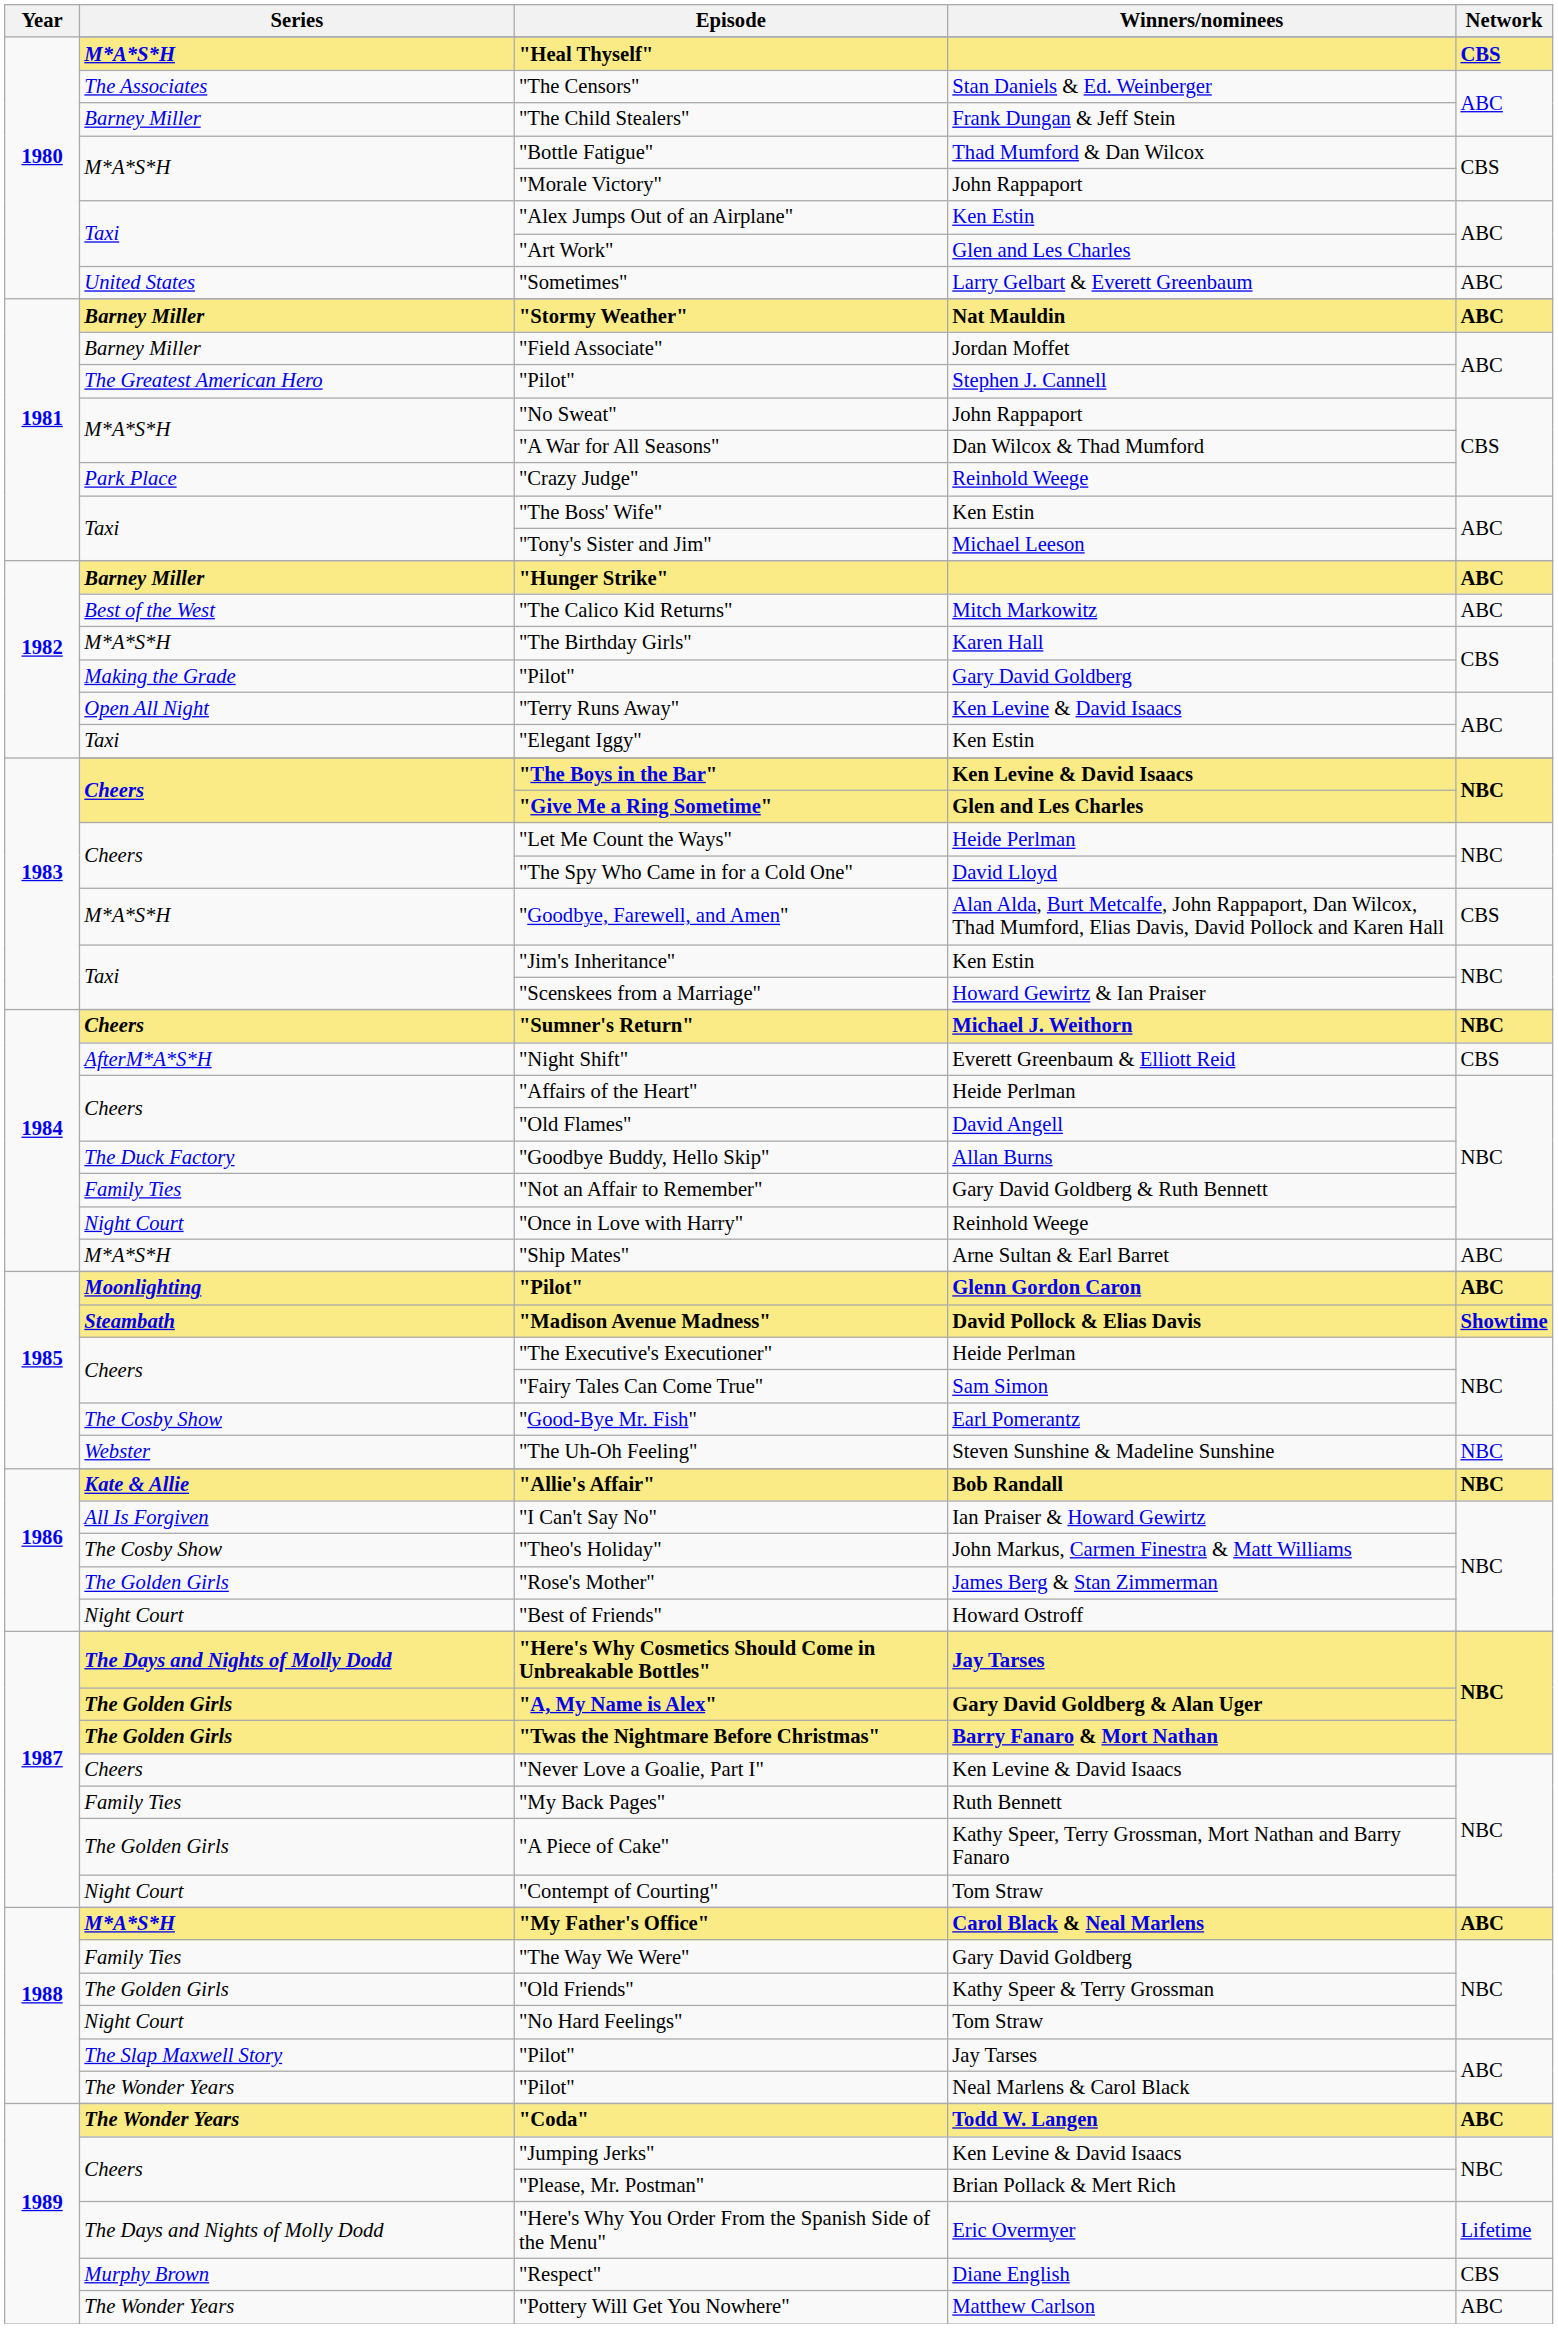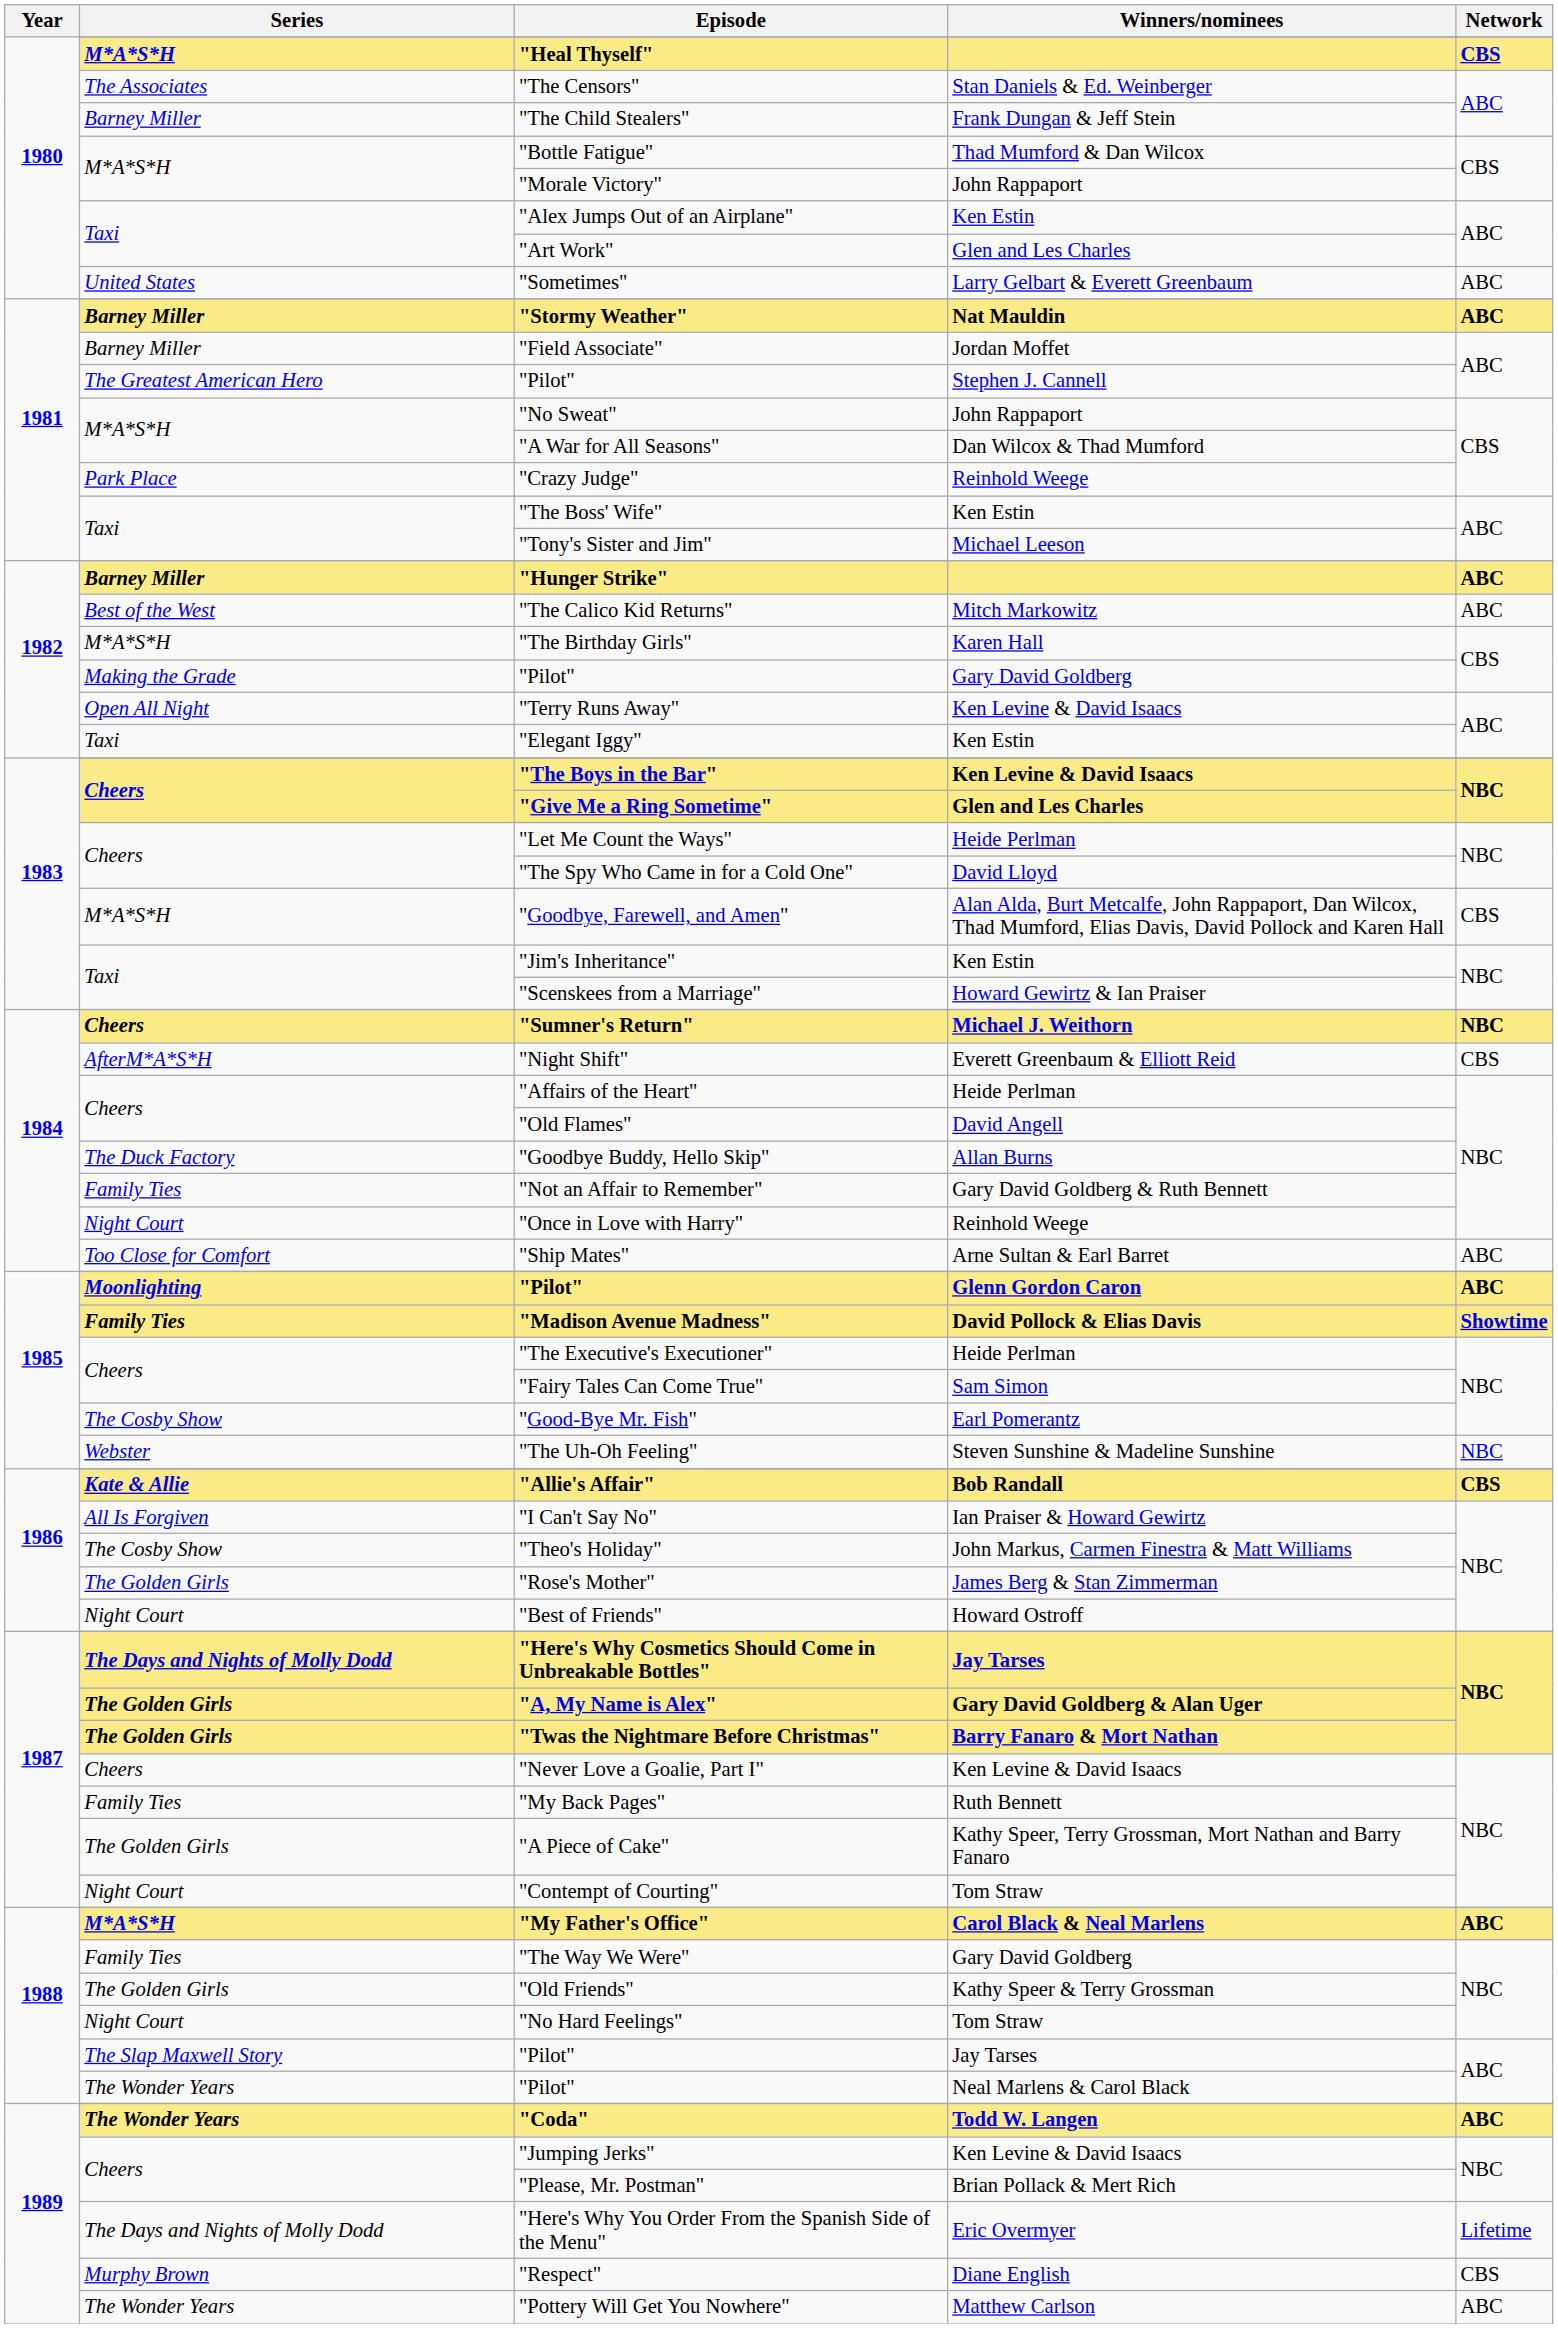(127, 1255) M*A*S*H -> (177, 1255) Too Close for Comfort
(130, 1320) Steambath -> (135, 1320) Family Ties
(1482, 1484) NBC -> (1481, 1484) CBS
